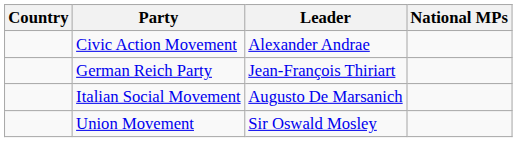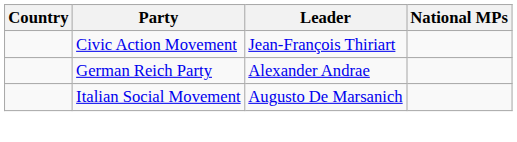(309, 44) Alexander Andrae -> (322, 44) Jean-François Thiriart
(322, 70) Jean-François Thiriart -> (309, 70) Alexander Andrae
- row: (135, 123)
